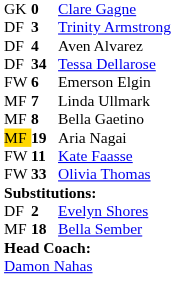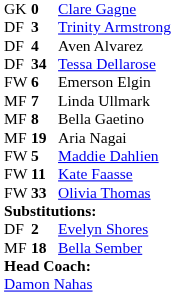(15, 137) gold background -> (15, 137) no background
+ row: (108, 156)
